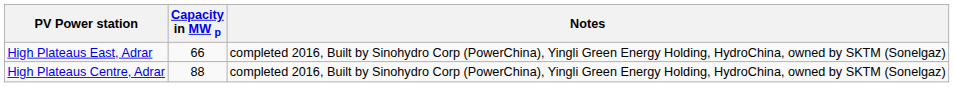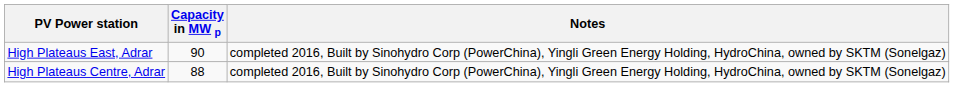(197, 52) 66 -> (197, 52) 90
